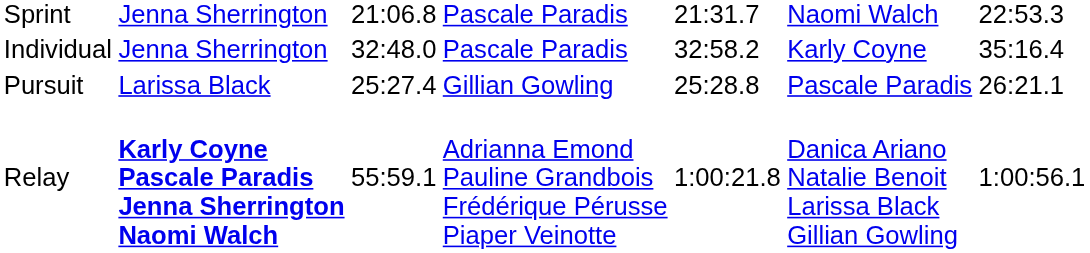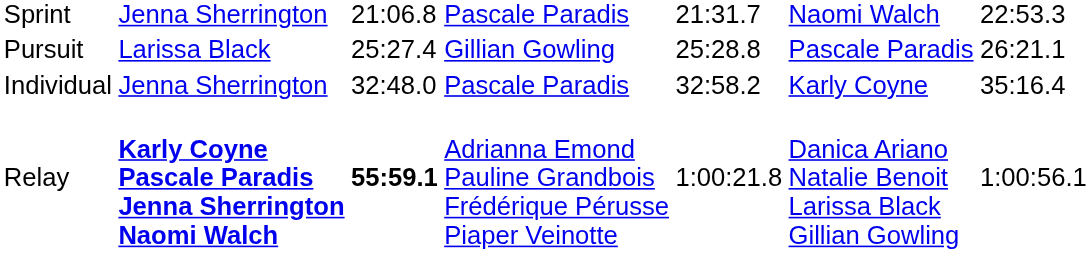rows swapped: (58, 50) <-> (44, 85)
(394, 178) normal -> (394, 178) bold
